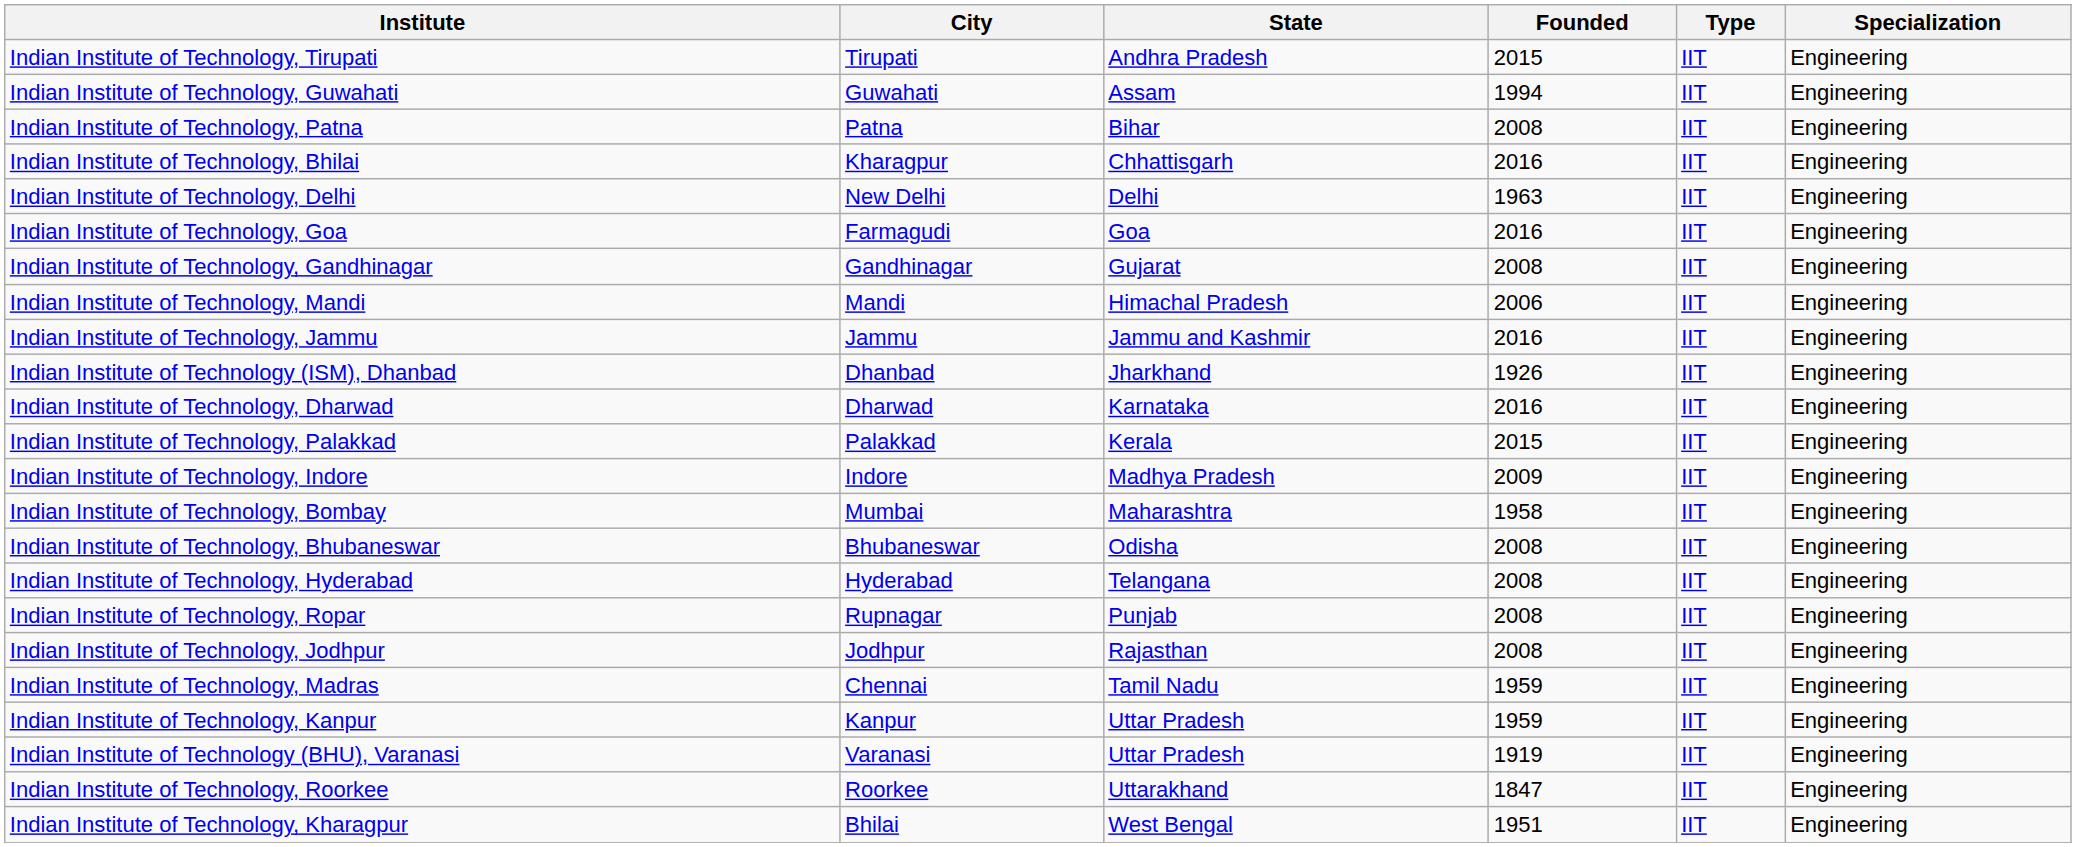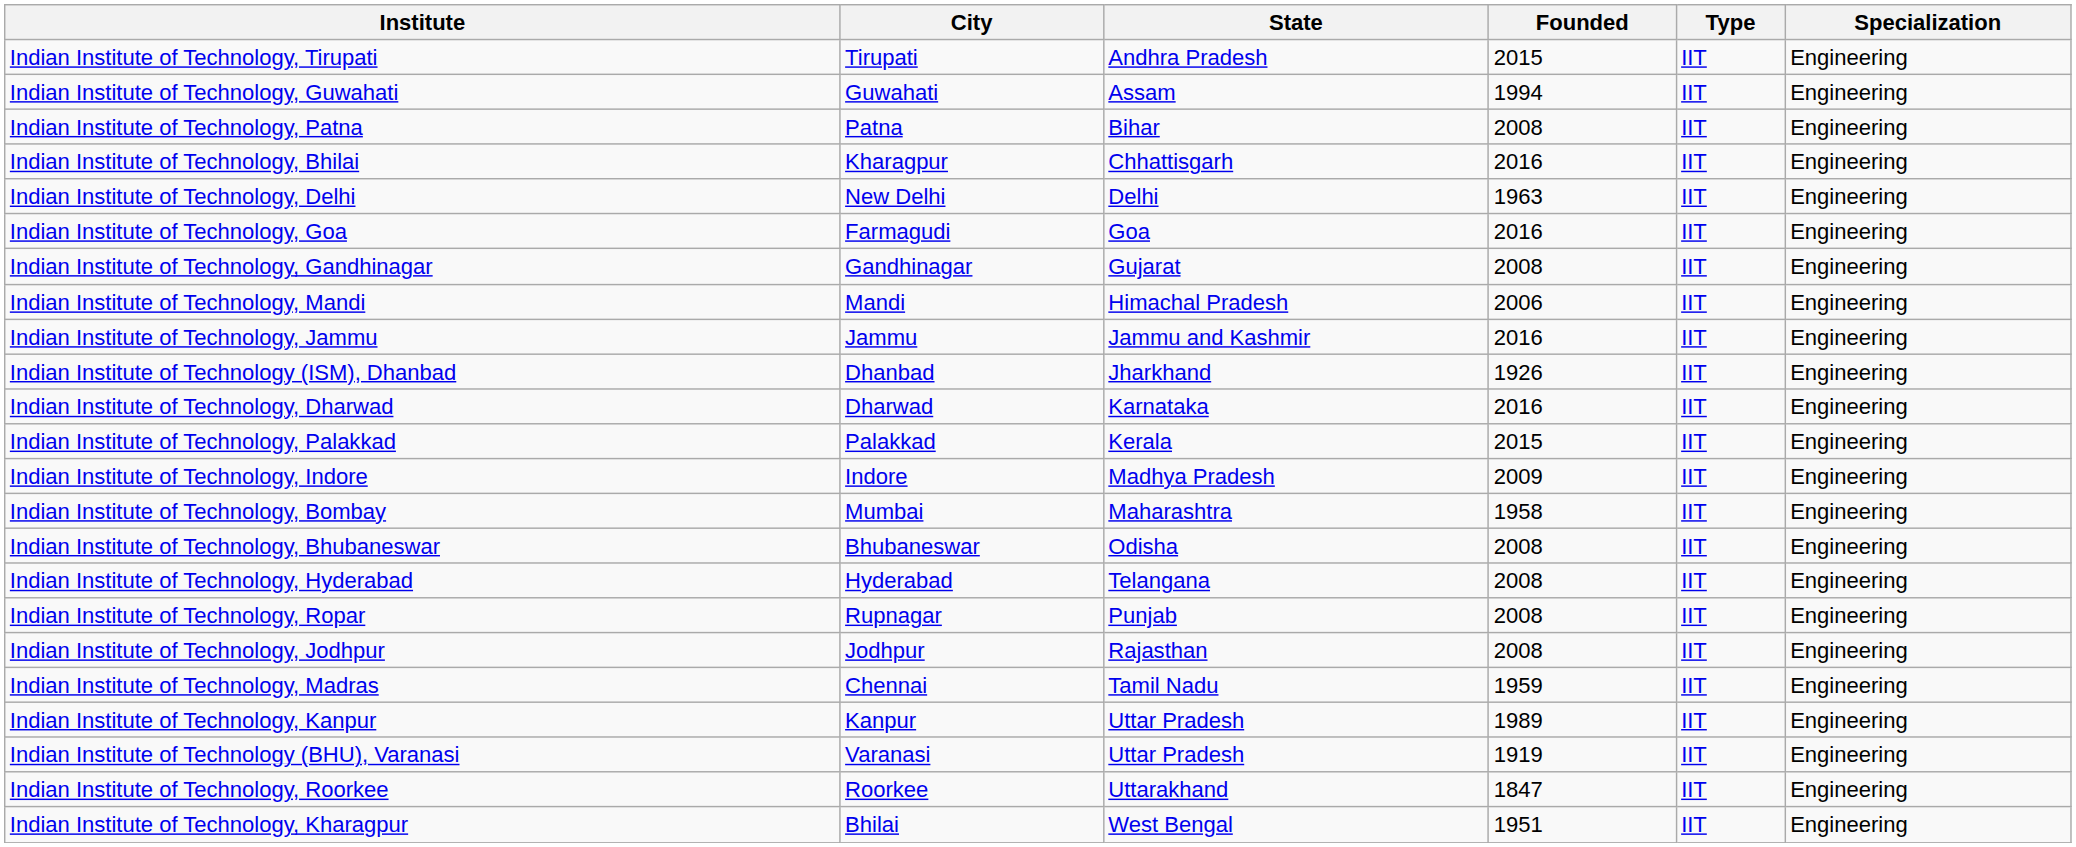(1518, 720) 1959 -> (1518, 720) 1989
